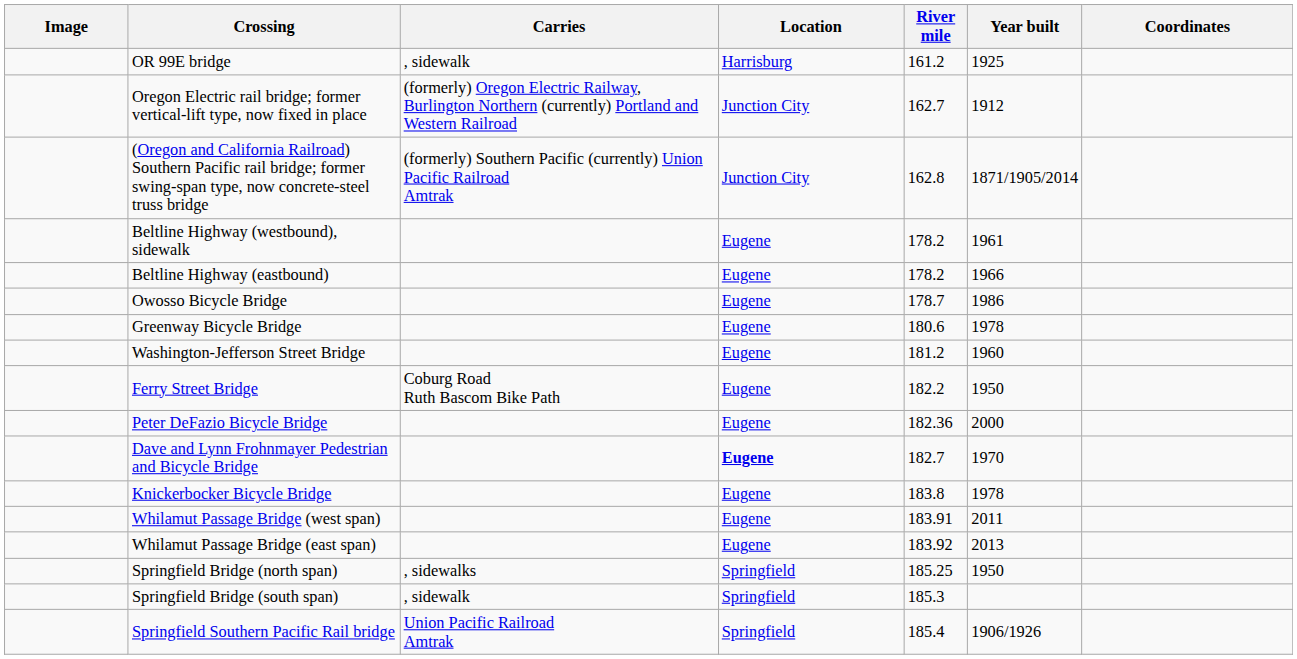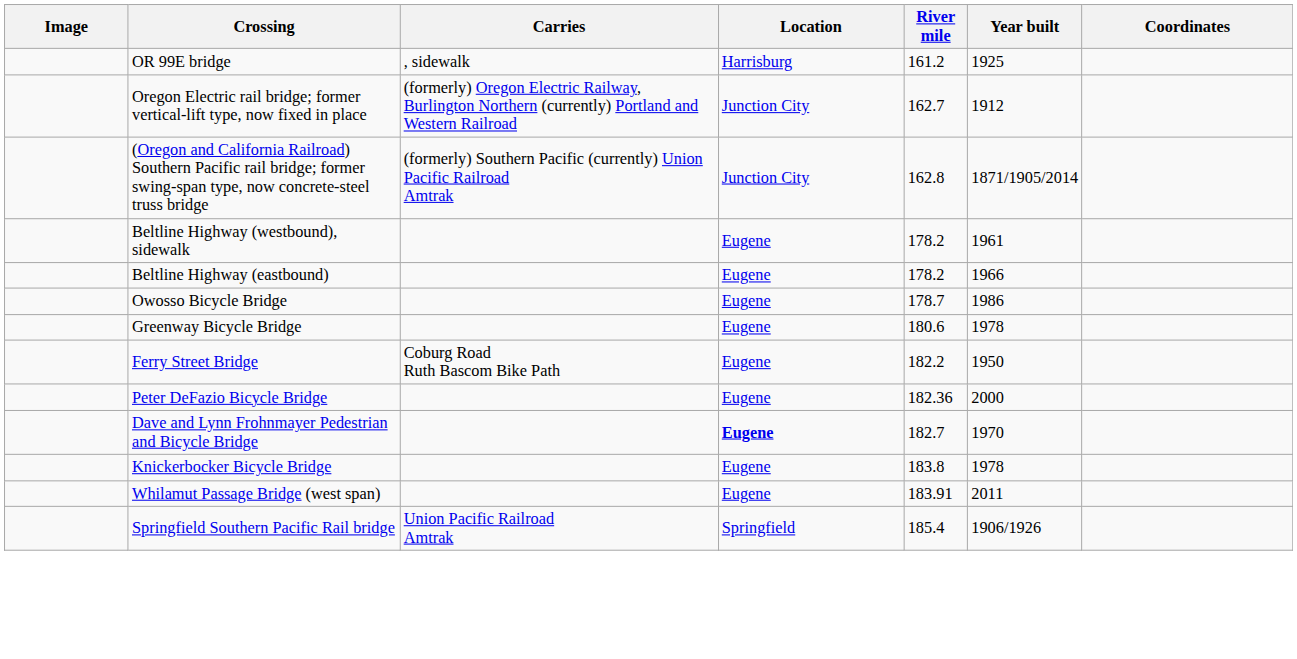- row: (249, 353)
- row: (254, 545)
- row: (235, 570)
- row: (235, 596)
